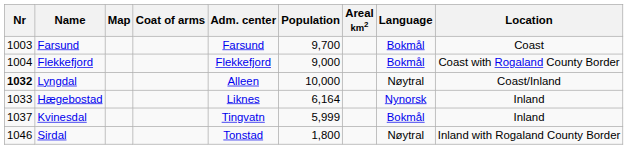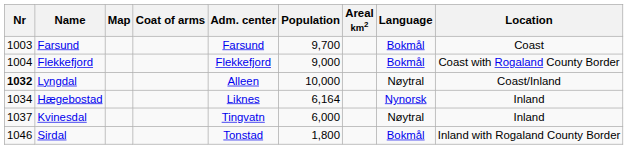(20, 99) 1033 -> (20, 99) 1034
(326, 117) 5,999 -> (326, 117) 6,000
(406, 117) Bokmål -> (406, 117) Nøytral
(406, 135) Nøytral -> (406, 135) Bokmål
